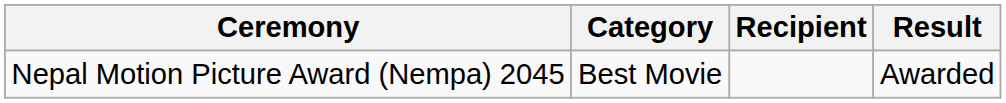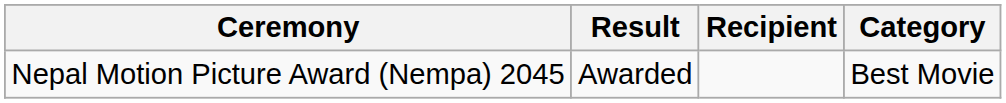columns swapped: (650, 27) <-> (937, 27)
